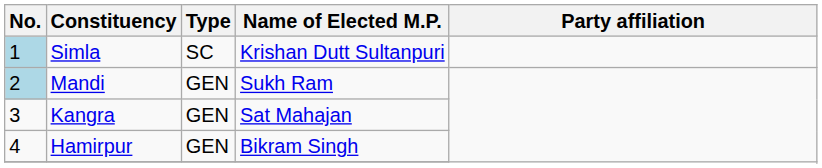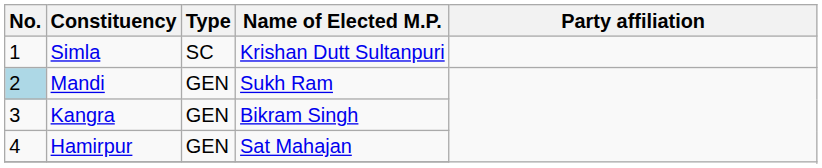(15, 52) lightblue background -> (15, 52) no background
(296, 115) Sat Mahajan -> (299, 115) Bikram Singh
(299, 147) Bikram Singh -> (296, 147) Sat Mahajan
